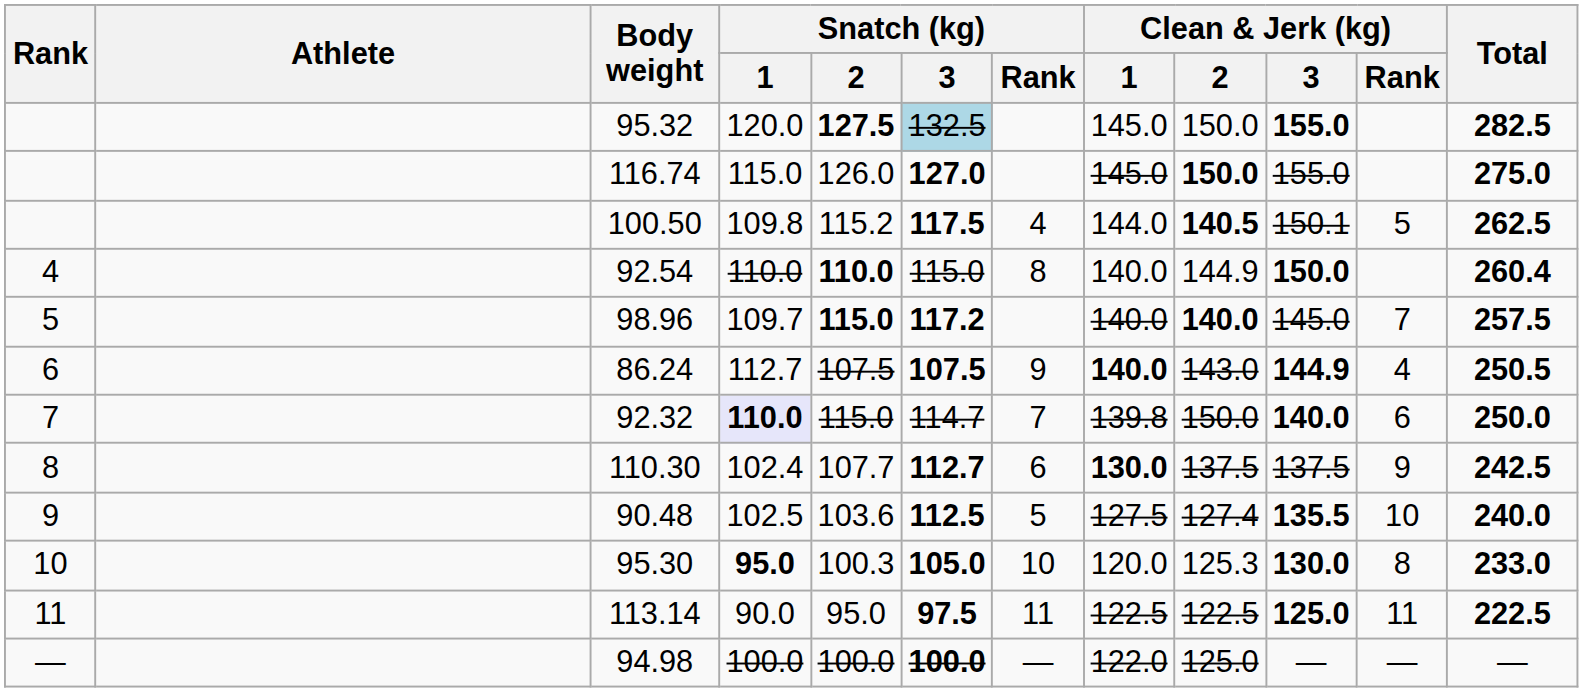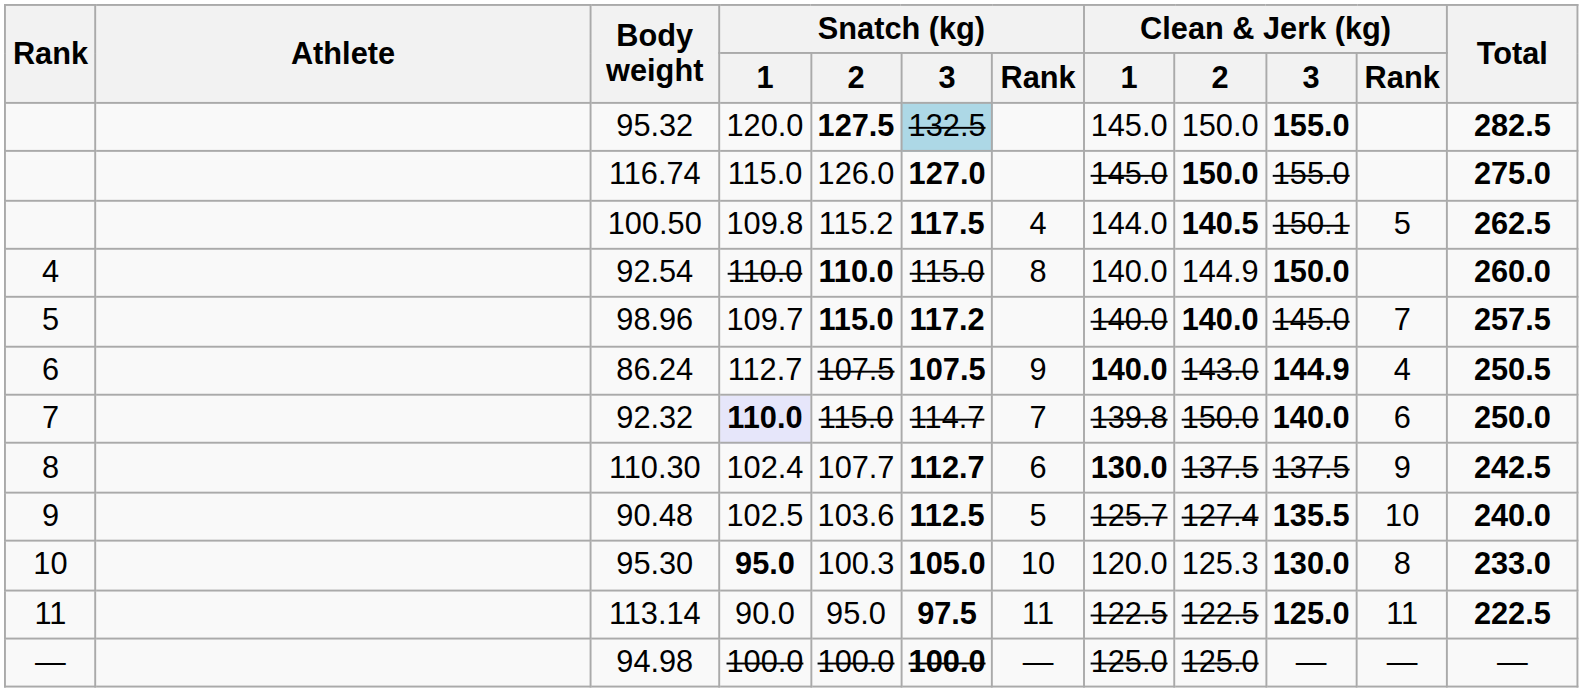(1512, 272) 260.4 -> (1512, 272) 260.0
(1129, 516) 127.5 -> (1129, 516) 125.7
(1129, 662) 122.0 -> (1129, 662) 125.0
